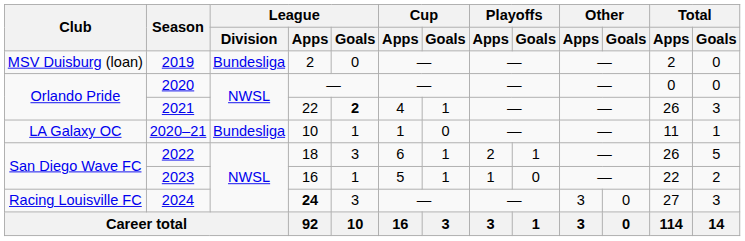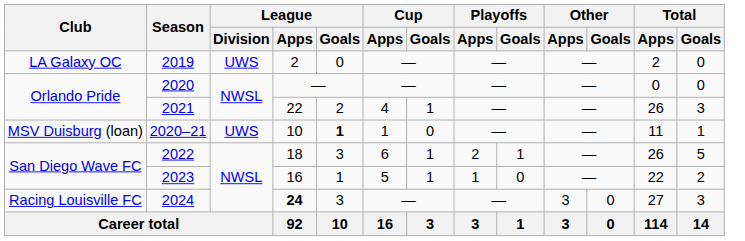(75, 62) MSV Duisburg (loan) -> (75, 62) LA Galaxy OC
(249, 62) Bundesliga -> (241, 62) UWS
(355, 108) bold -> (340, 108) normal
(75, 131) LA Galaxy OC -> (75, 131) MSV Duisburg (loan)
(249, 131) Bundesliga -> (241, 131) UWS
(355, 131) normal -> (340, 131) bold
